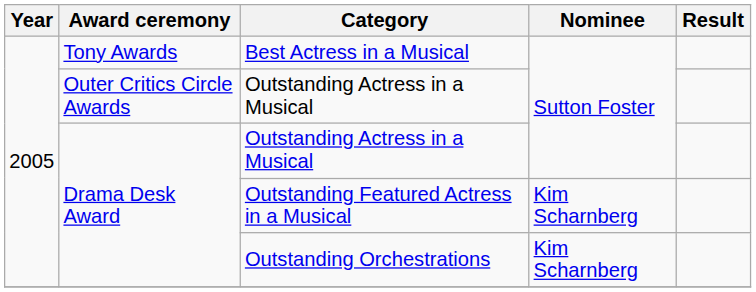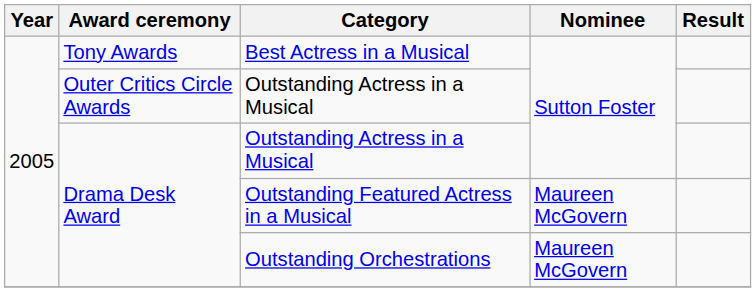(586, 205) Kim Scharnberg -> (581, 205) Maureen McGovern
(586, 259) Kim Scharnberg -> (581, 259) Maureen McGovern
